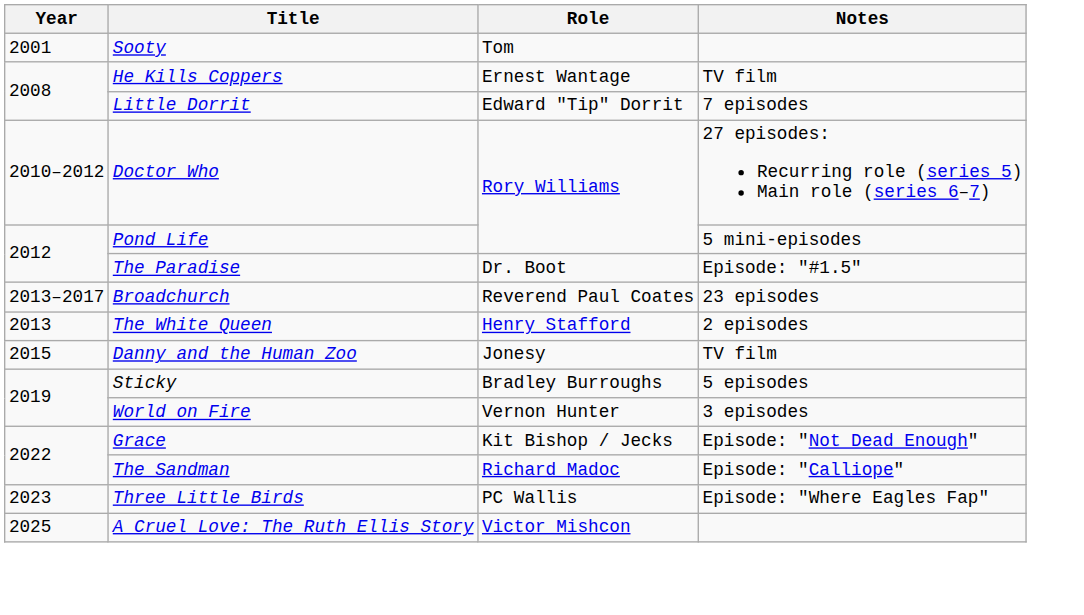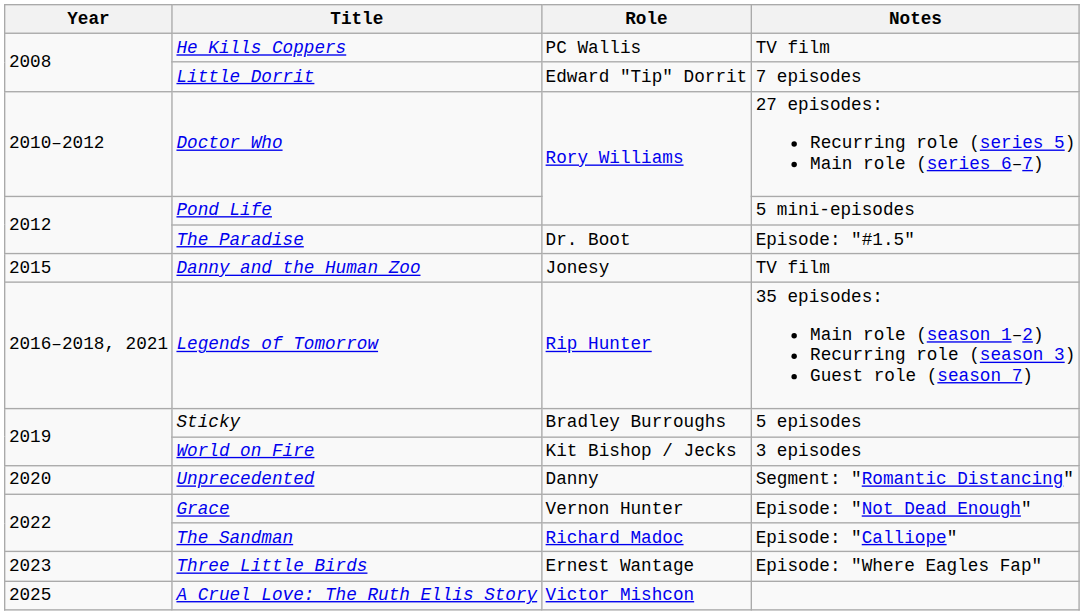- row: (139, 48)
(556, 77) Ernest Wantage -> (593, 48) PC Wallis
- row: (171, 297)
- row: (192, 326)
+ row: (277, 345)
(551, 412) Vernon Hunter -> (641, 451) Kit Bishop / Jecks
+ row: (245, 480)
(577, 441) Kit Bishop / Jecks -> (615, 509) Vernon Hunter
(530, 499) PC Wallis -> (620, 566) Ernest Wantage
